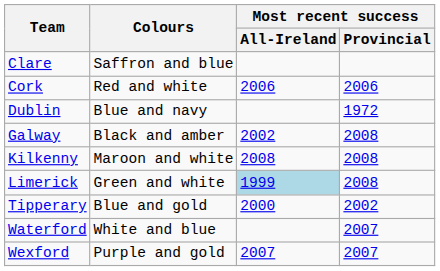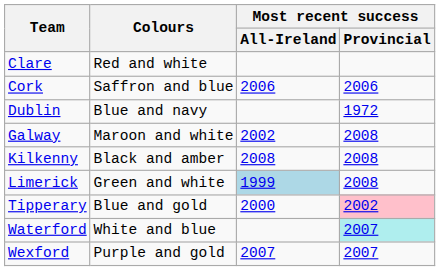(164, 64) Saffron and blue -> (150, 64) Red and white
(150, 88) Red and white -> (164, 88) Saffron and blue
(159, 135) Black and amber -> (164, 135) Maroon and white
(164, 159) Maroon and white -> (159, 159) Black and amber
(361, 206) no background -> (361, 206) pink background
(361, 230) no background -> (361, 230) paleturquoise background
